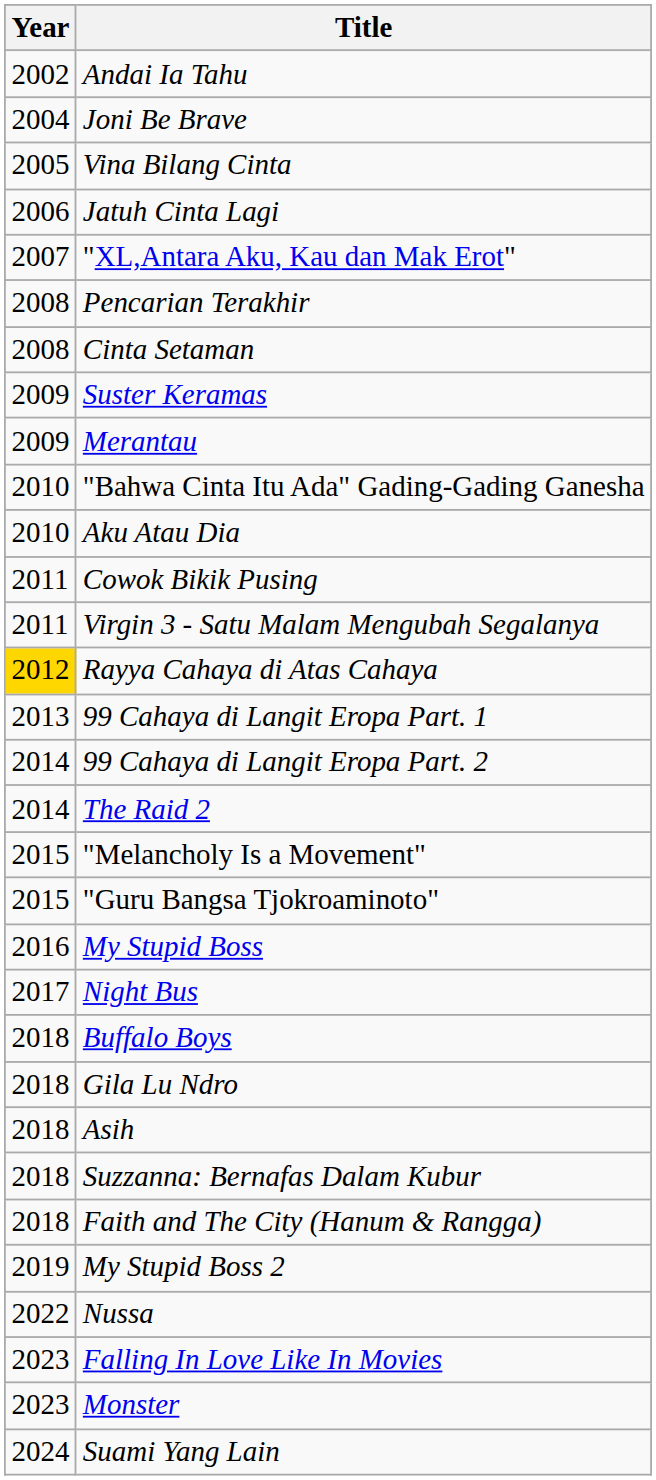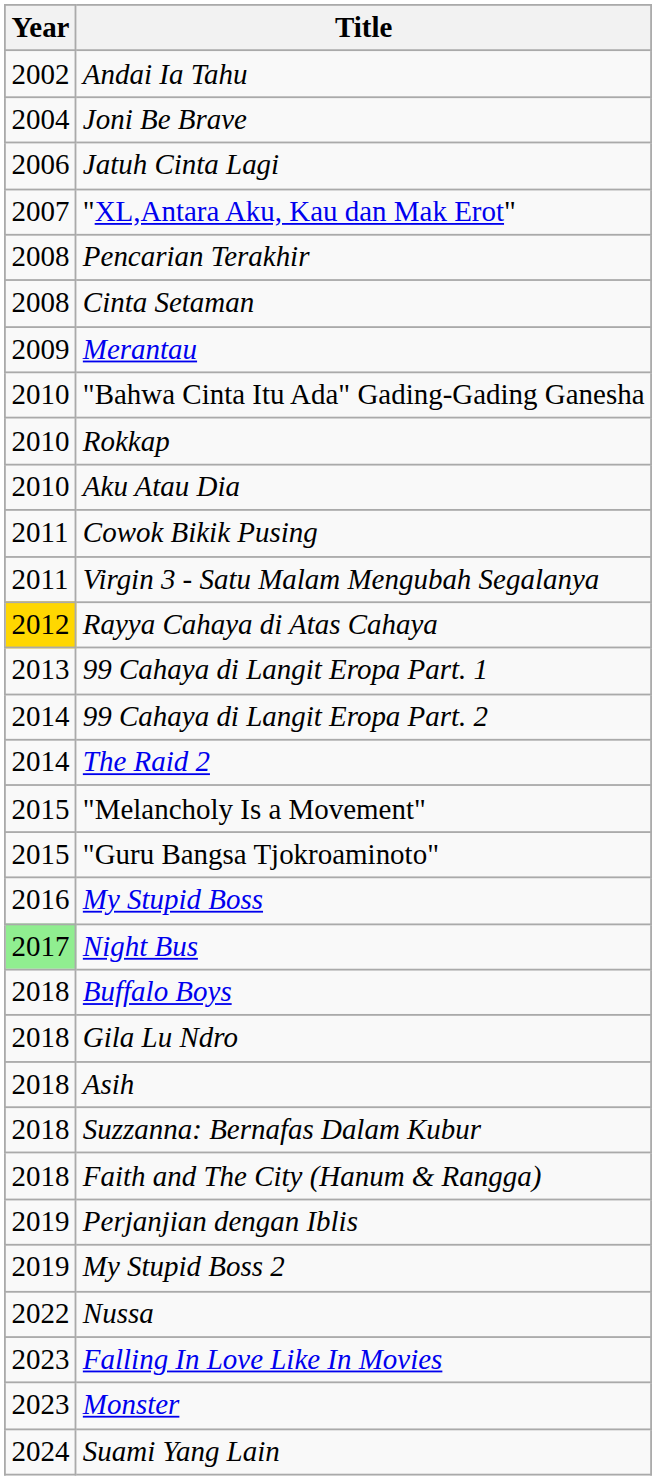- row: (187, 165)
- row: (175, 394)
+ row: (126, 440)
(41, 991) no background -> (41, 946) lightgreen background
+ row: (220, 1221)
